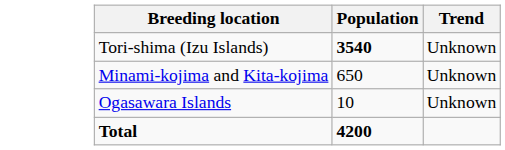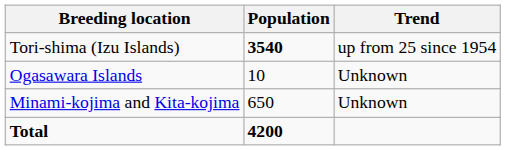(461, 46) Unknown -> (417, 46) up from 25 since 1954
rows swapped: (214, 74) <-> (165, 102)
